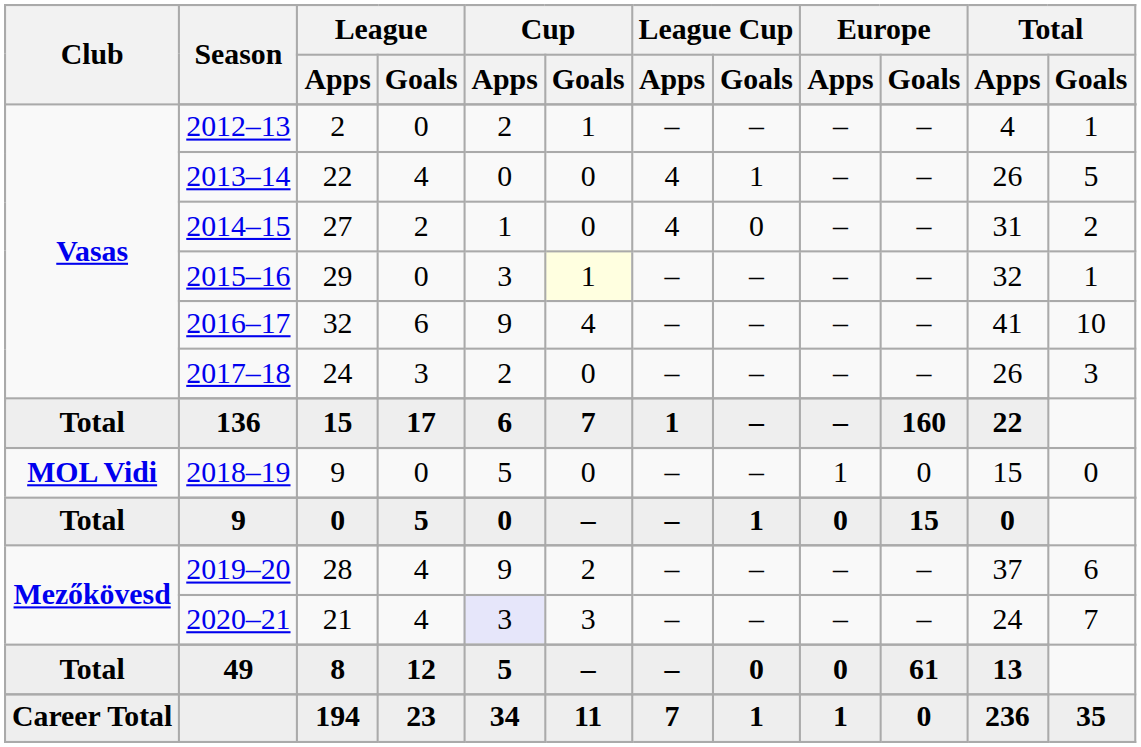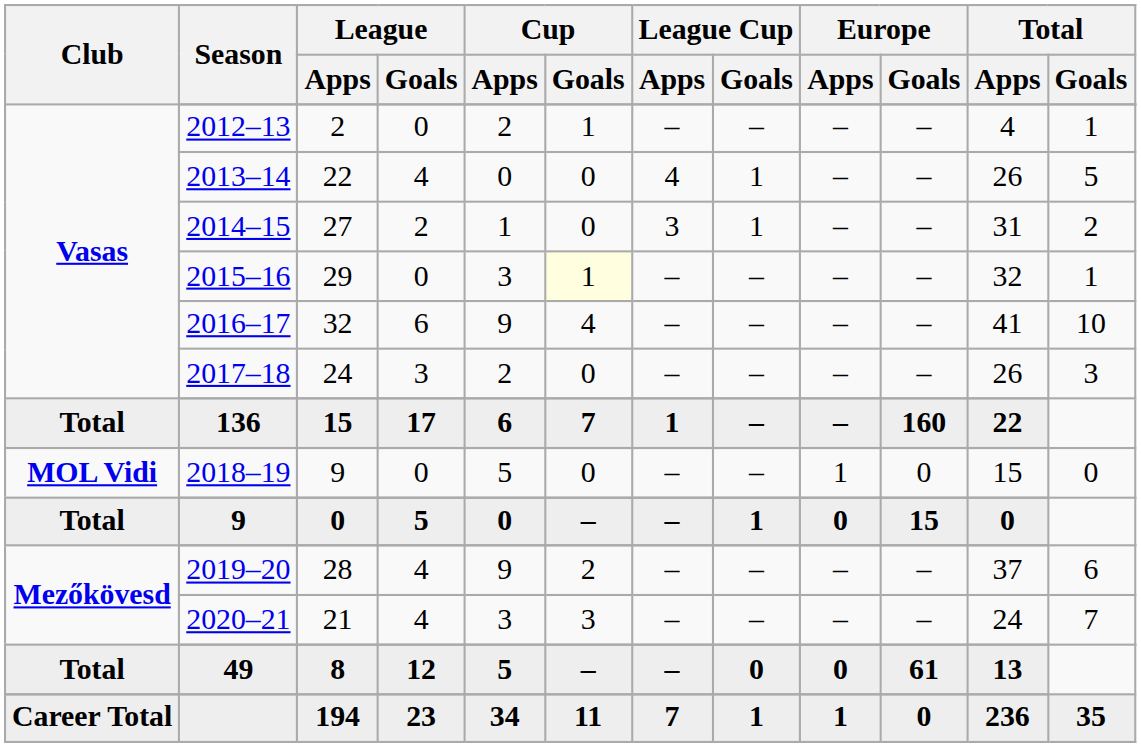(672, 226) 4 -> (672, 226) 3
(756, 226) 0 -> (756, 226) 1
(505, 619) lavender background -> (505, 619) no background
